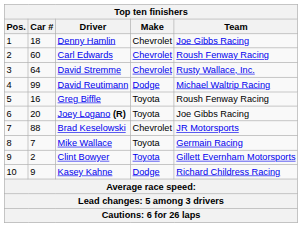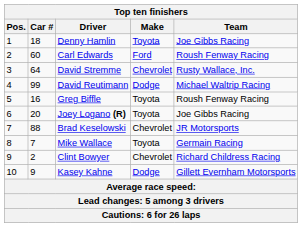(152, 41) Chevrolet -> (146, 41) Toyota
(152, 56) Chevrolet -> (142, 56) Ford
(146, 158) Toyota -> (152, 158) Chevrolet
(236, 158) Gillett Evernham Motorsports -> (228, 158) Richard Childress Racing
(228, 172) Richard Childress Racing -> (236, 172) Gillett Evernham Motorsports
